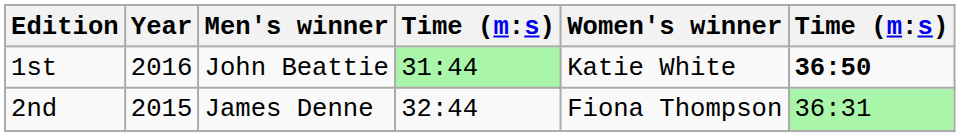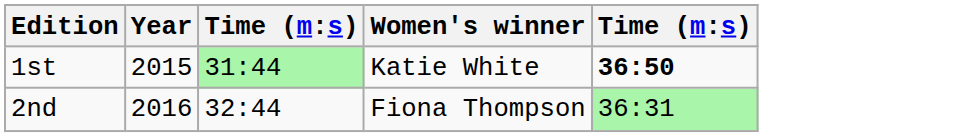- column: (297, 26)
(162, 68) 2016 -> (162, 68) 2015
(162, 109) 2015 -> (162, 109) 2016
